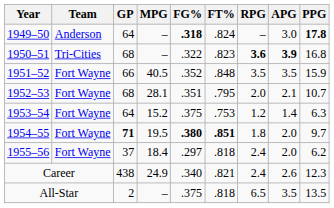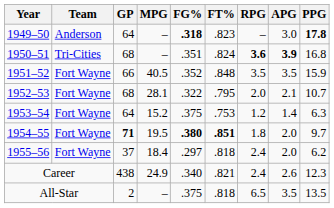(224, 34) .824 -> (224, 34) .823
(191, 54) .322 -> (191, 54) .351
(224, 54) .823 -> (224, 54) .824
(191, 93) .351 -> (191, 93) .322
